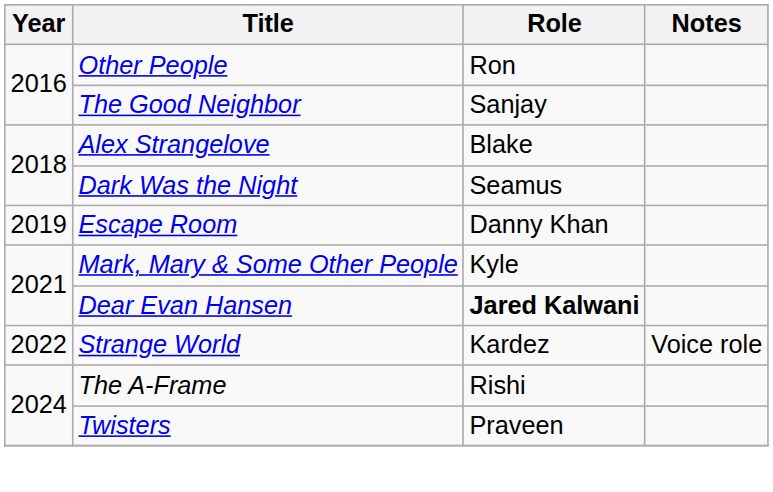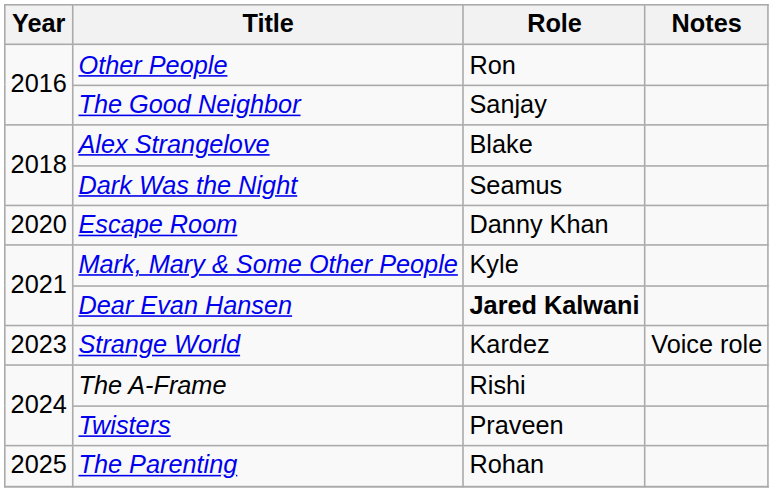(39, 225) 2019 -> (39, 225) 2020
(39, 345) 2022 -> (39, 345) 2023
+ row: (158, 465)
